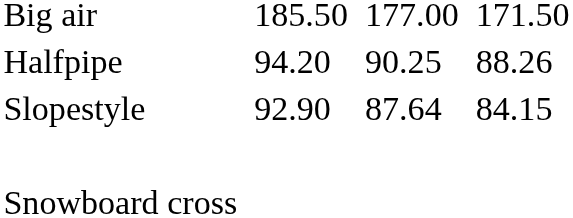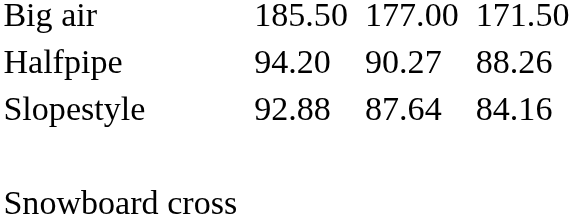(403, 61) 90.25 -> (403, 61) 90.27
(293, 108) 92.90 -> (293, 108) 92.88
(514, 108) 84.15 -> (514, 108) 84.16
